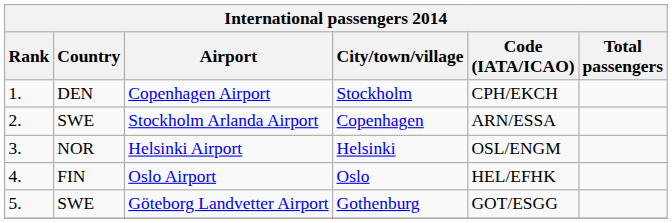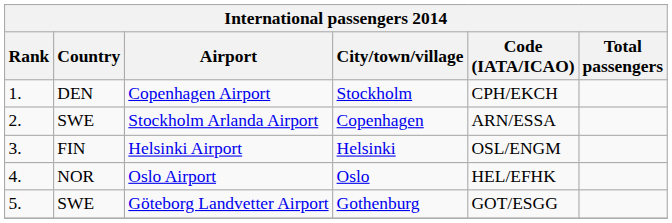(76, 148) NOR -> (71, 148) FIN
(71, 176) FIN -> (76, 176) NOR
